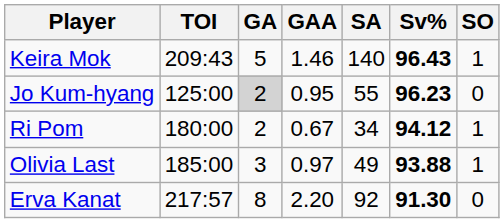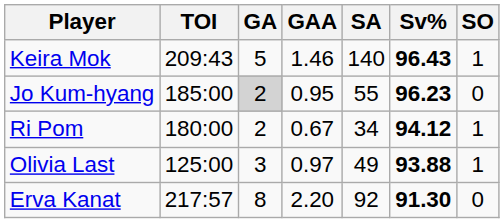(199, 93) 125:00 -> (199, 93) 185:00
(199, 164) 185:00 -> (199, 164) 125:00
